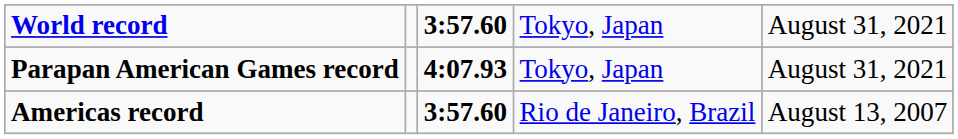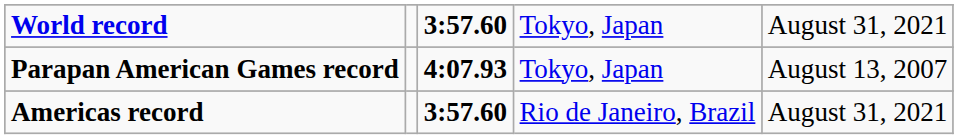(858, 68) August 31, 2021 -> (858, 68) August 13, 2007
(858, 111) August 13, 2007 -> (858, 111) August 31, 2021
